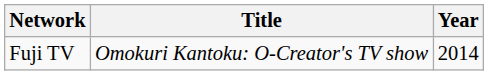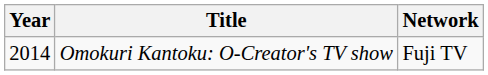columns swapped: (458, 20) <-> (47, 20)
